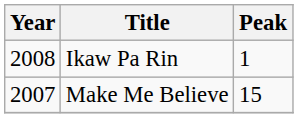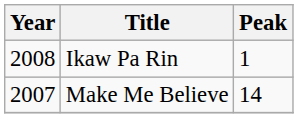(250, 94) 15 -> (250, 94) 14
